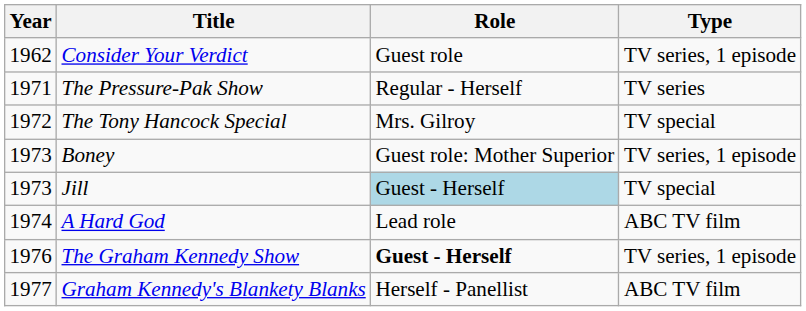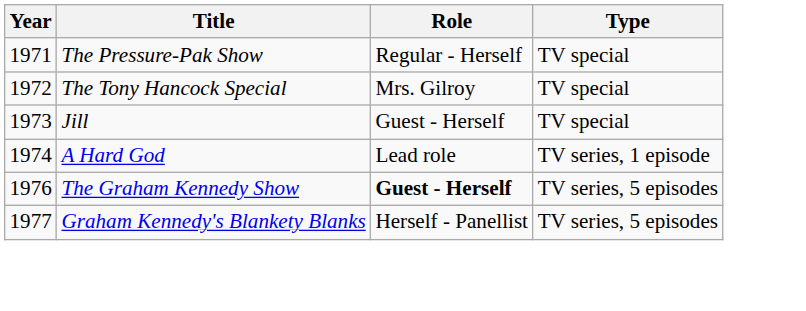- row: (155, 54)
(665, 88) TV series -> (584, 54) TV special
- row: (88, 155)
(440, 188) lightblue background -> (440, 121) no background
(682, 222) ABC TV film -> (624, 155) TV series, 1 episode
(710, 255) TV series, 1 episode -> (628, 188) TV series, 5 episodes
(682, 289) ABC TV film -> (628, 222) TV series, 5 episodes
